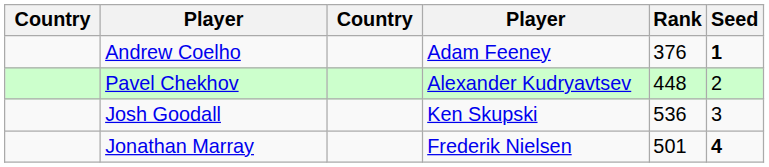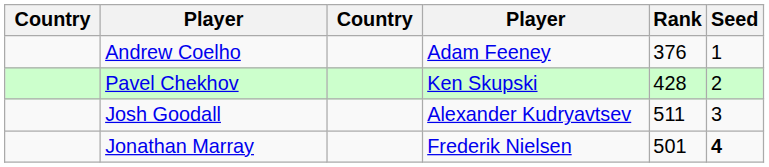(717, 51) bold -> (717, 51) normal
(529, 83) Alexander Kudryavtsev -> (482, 83) Ken Skupski
(670, 83) 448 -> (670, 83) 428
(482, 114) Ken Skupski -> (529, 114) Alexander Kudryavtsev
(670, 114) 536 -> (669, 114) 511
